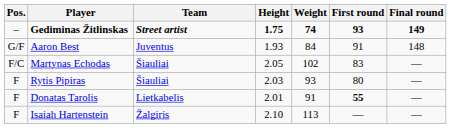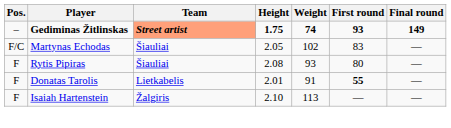(161, 30) no background -> (161, 30) lightsalmon background
- row: (55, 47)
(274, 81) 2.03 -> (274, 64) 2.08
